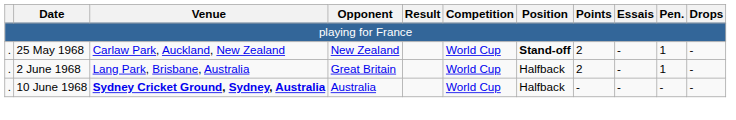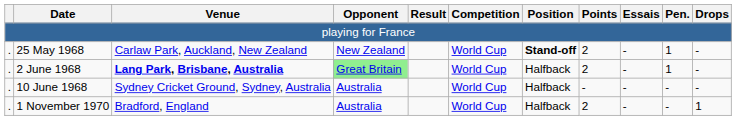(171, 69) normal -> (199, 69) bold
(363, 69) no background -> (369, 69) lightgreen background
(209, 88) bold -> (223, 88) normal
+ row: (63, 106)
